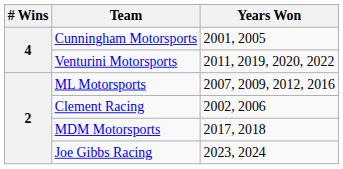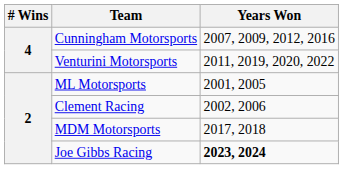(235, 38) 2001, 2005 -> (269, 38) 2007, 2009, 2012, 2016
(269, 84) 2007, 2009, 2012, 2016 -> (235, 84) 2001, 2005
(235, 152) normal -> (235, 152) bold
